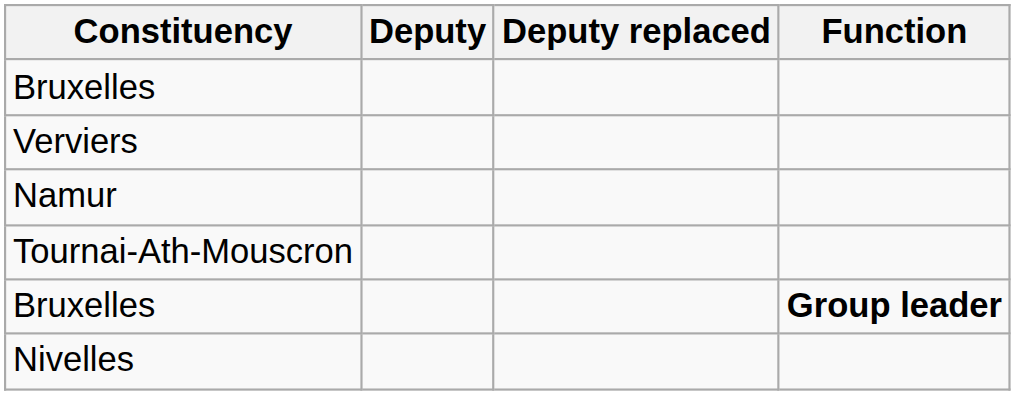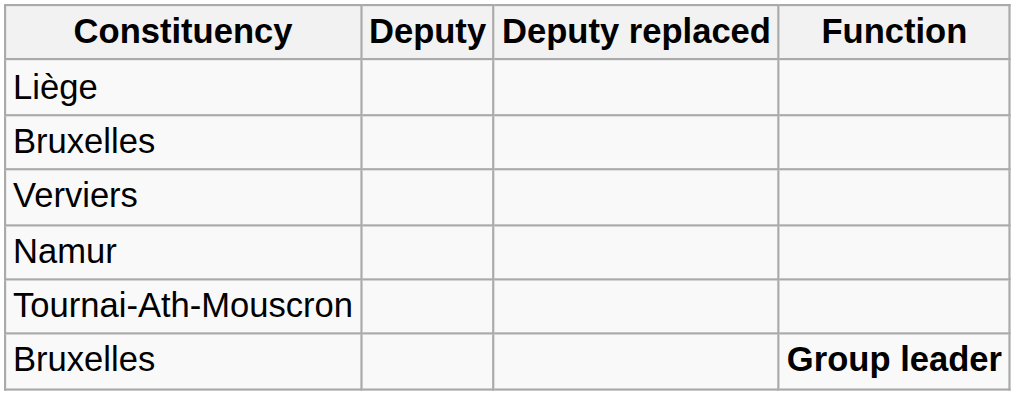+ row: (55, 86)
- row: (74, 360)
